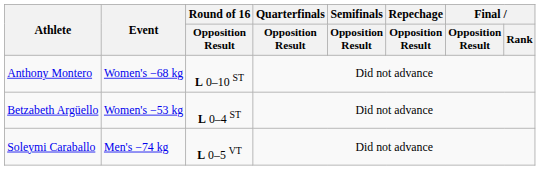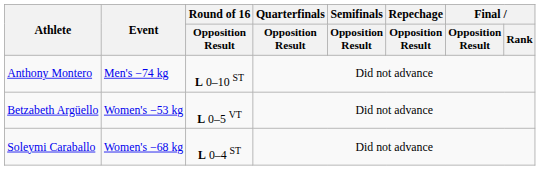(144, 74) Women's −68 kg -> (136, 74) Men's −74 kg
(220, 117) L 0–4 ST -> (220, 117) L 0–5 VT
(136, 147) Men's −74 kg -> (144, 147) Women's −68 kg
(220, 154) L 0–5 VT -> (220, 154) L 0–4 ST
